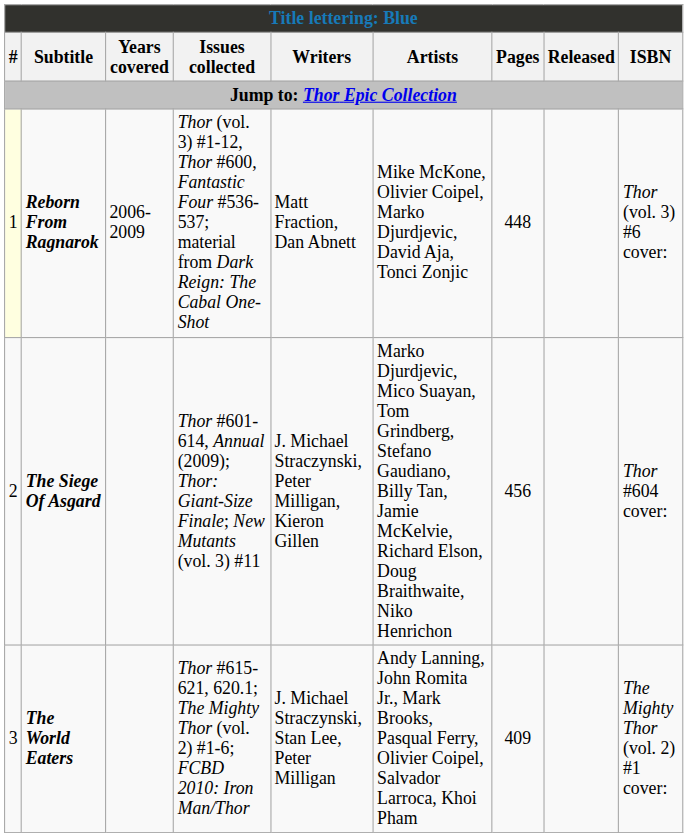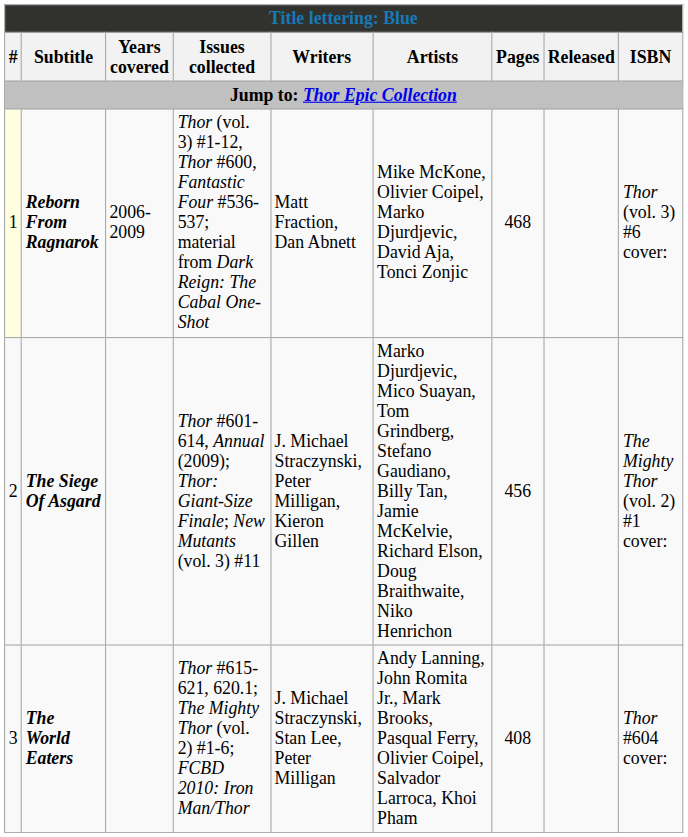(518, 222) 448 -> (518, 222) 468
(645, 490) Thor #604 cover: -> (649, 490) The Mighty Thor (vol. 2) #1 cover:
(518, 738) 409 -> (518, 738) 408
(649, 738) The Mighty Thor (vol. 2) #1 cover: -> (645, 738) Thor #604 cover:
